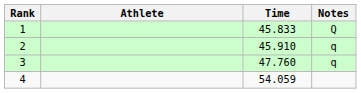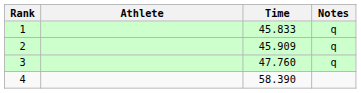(334, 30) Q -> (334, 30) q
(277, 46) 45.910 -> (277, 46) 45.909
(277, 80) 54.059 -> (277, 80) 58.390
